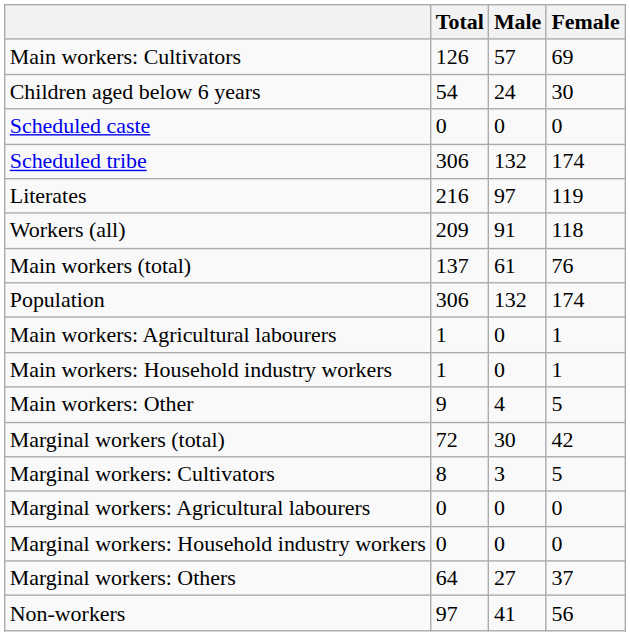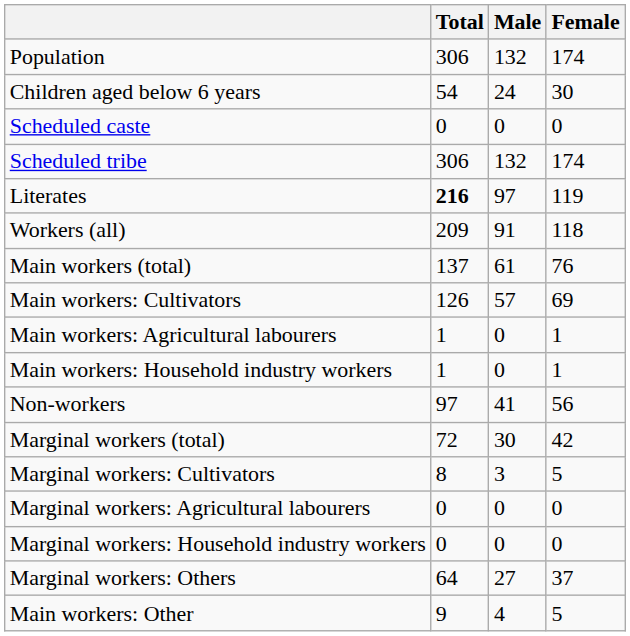rows swapped: (57, 299) <-> (125, 56)
(452, 195) normal -> (452, 195) bold
rows swapped: (102, 404) <-> (68, 612)
